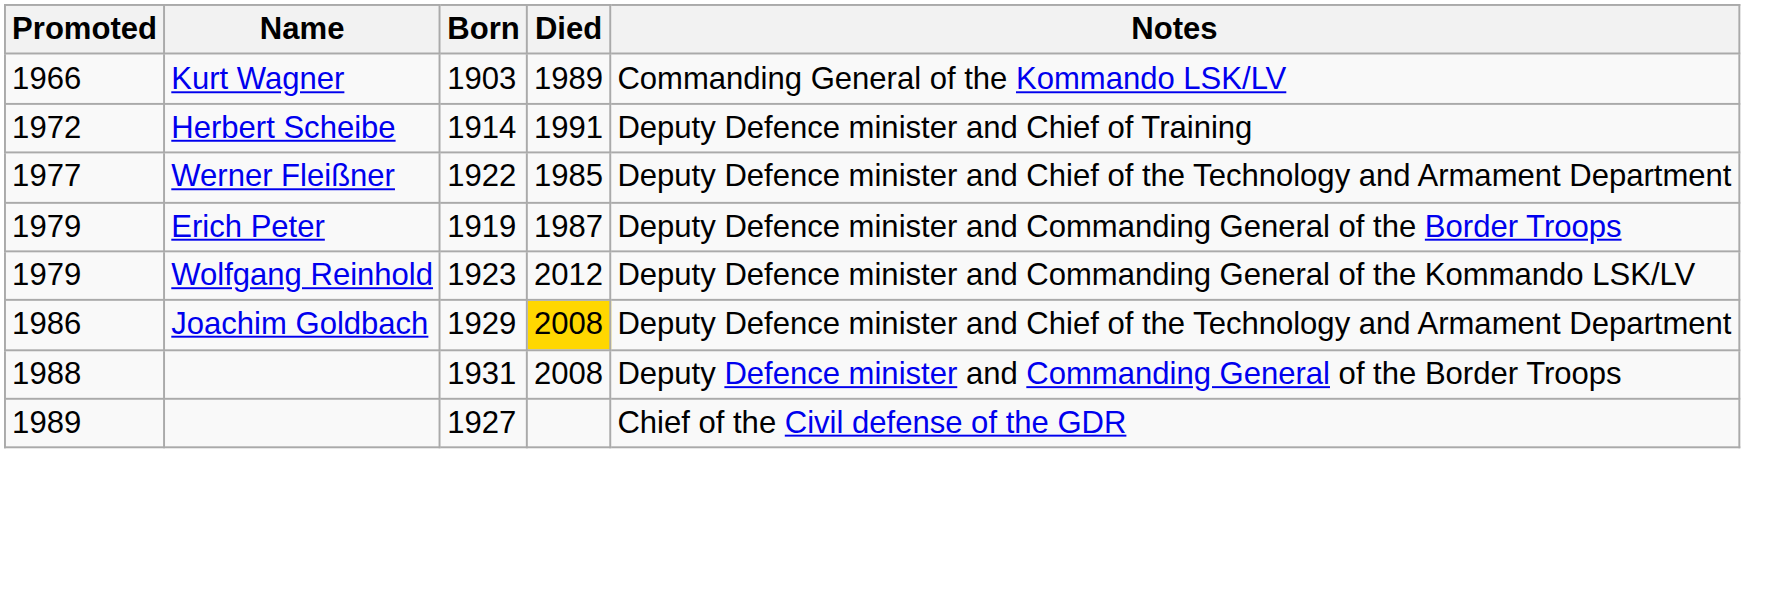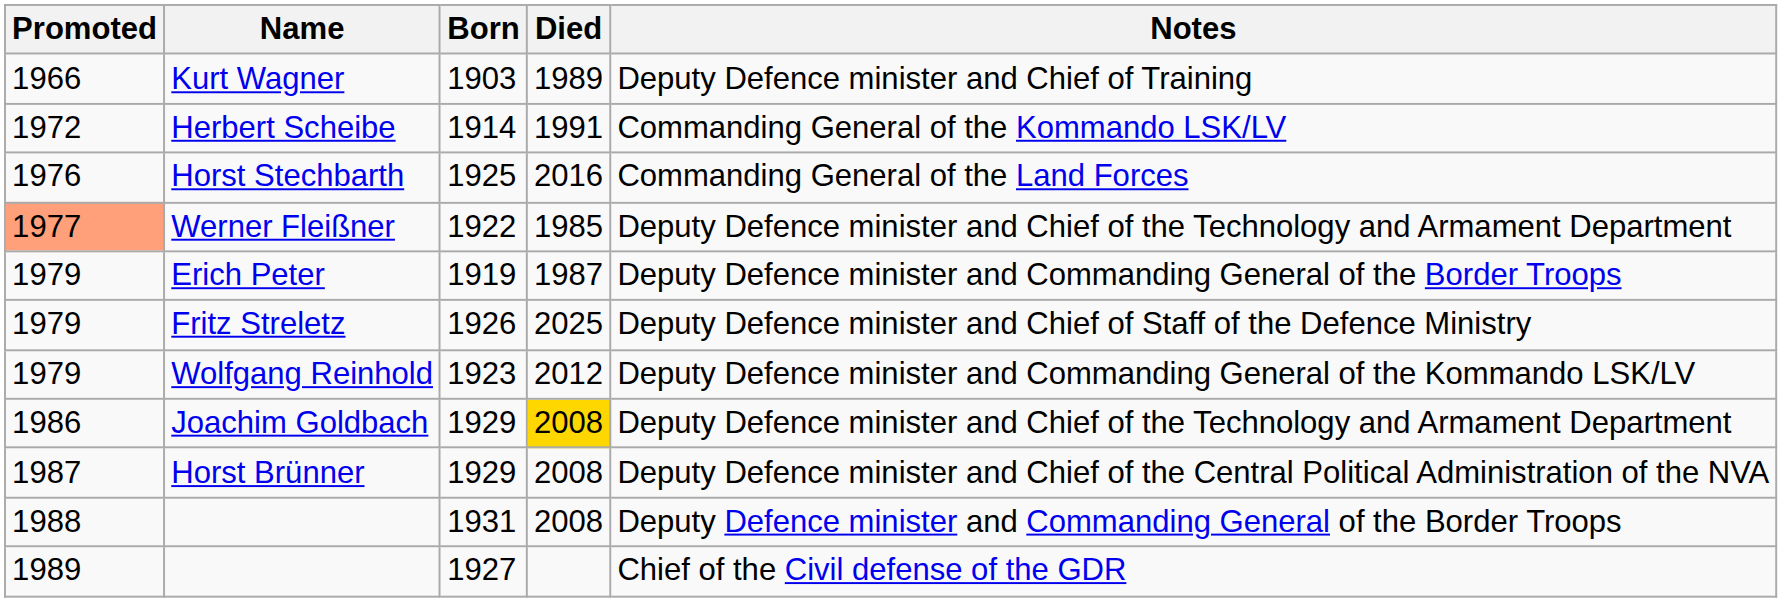(952, 78) Commanding General of the Kommando LSK/LV -> (935, 78) Deputy Defence minister and Chief of Training
(935, 127) Deputy Defence minister and Chief of Training -> (952, 127) Commanding General of the Kommando LSK/LV
+ row: (288, 176)
(47, 176) no background -> (47, 226) lightsalmon background
+ row: (258, 324)
+ row: (268, 472)
